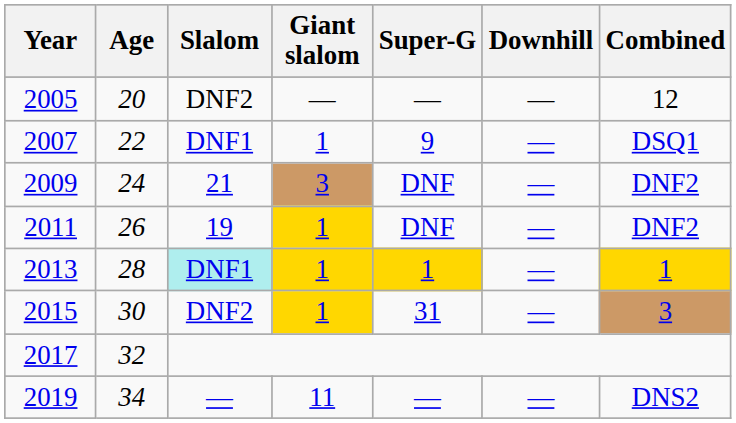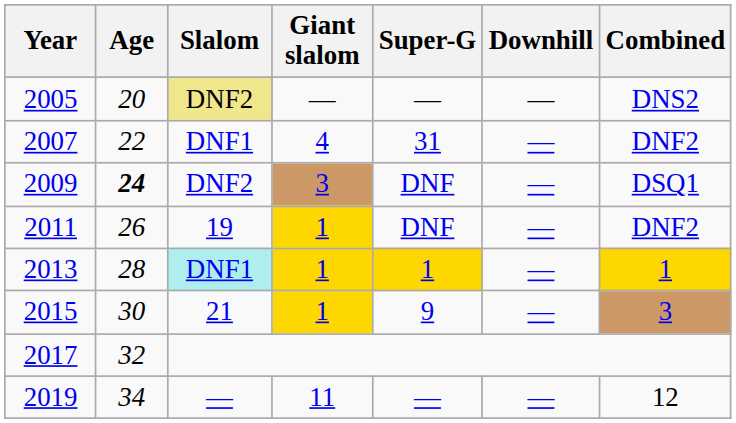(219, 98) no background -> (219, 98) khaki background
(665, 98) 12 -> (665, 98) DNS2
(322, 141) 1 -> (322, 141) 4
(427, 141) 9 -> (427, 141) 31
(665, 141) DSQ1 -> (665, 141) DNF2
(132, 183) normal -> (132, 183) bold
(219, 183) 21 -> (219, 183) DNF2
(665, 183) DNF2 -> (665, 183) DSQ1
(219, 311) DNF2 -> (219, 311) 21
(427, 311) 31 -> (427, 311) 9
(665, 397) DNS2 -> (665, 397) 12
